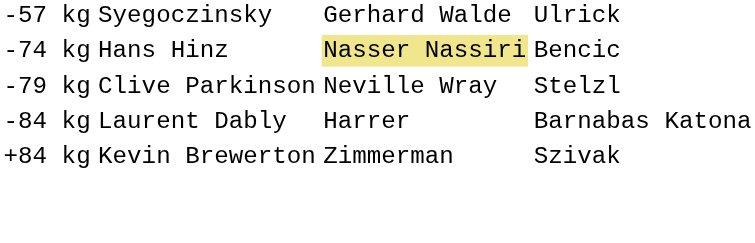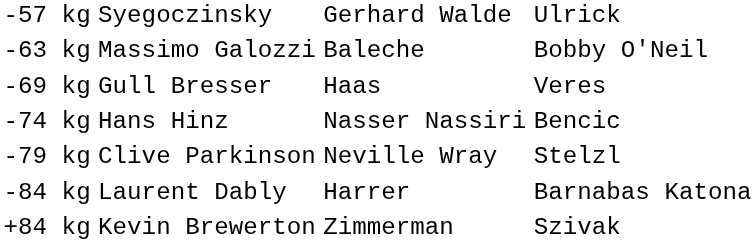+ row: (47, 51)
+ row: (47, 86)
(425, 51) khaki background -> (425, 122) no background
